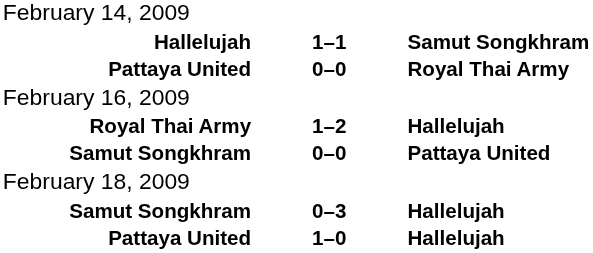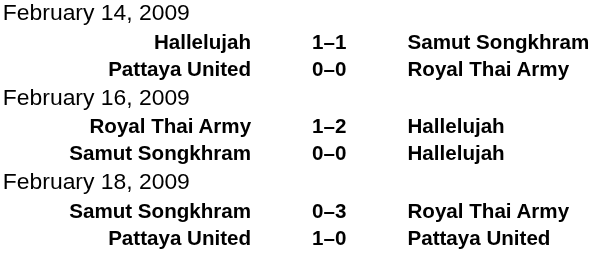(479, 153) Pattaya United -> (456, 153) Hallelujah
(456, 210) Hallelujah -> (488, 210) Royal Thai Army
(456, 238) Hallelujah -> (479, 238) Pattaya United
